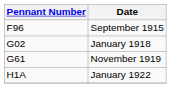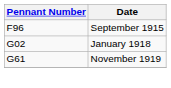- row: (121, 75)
